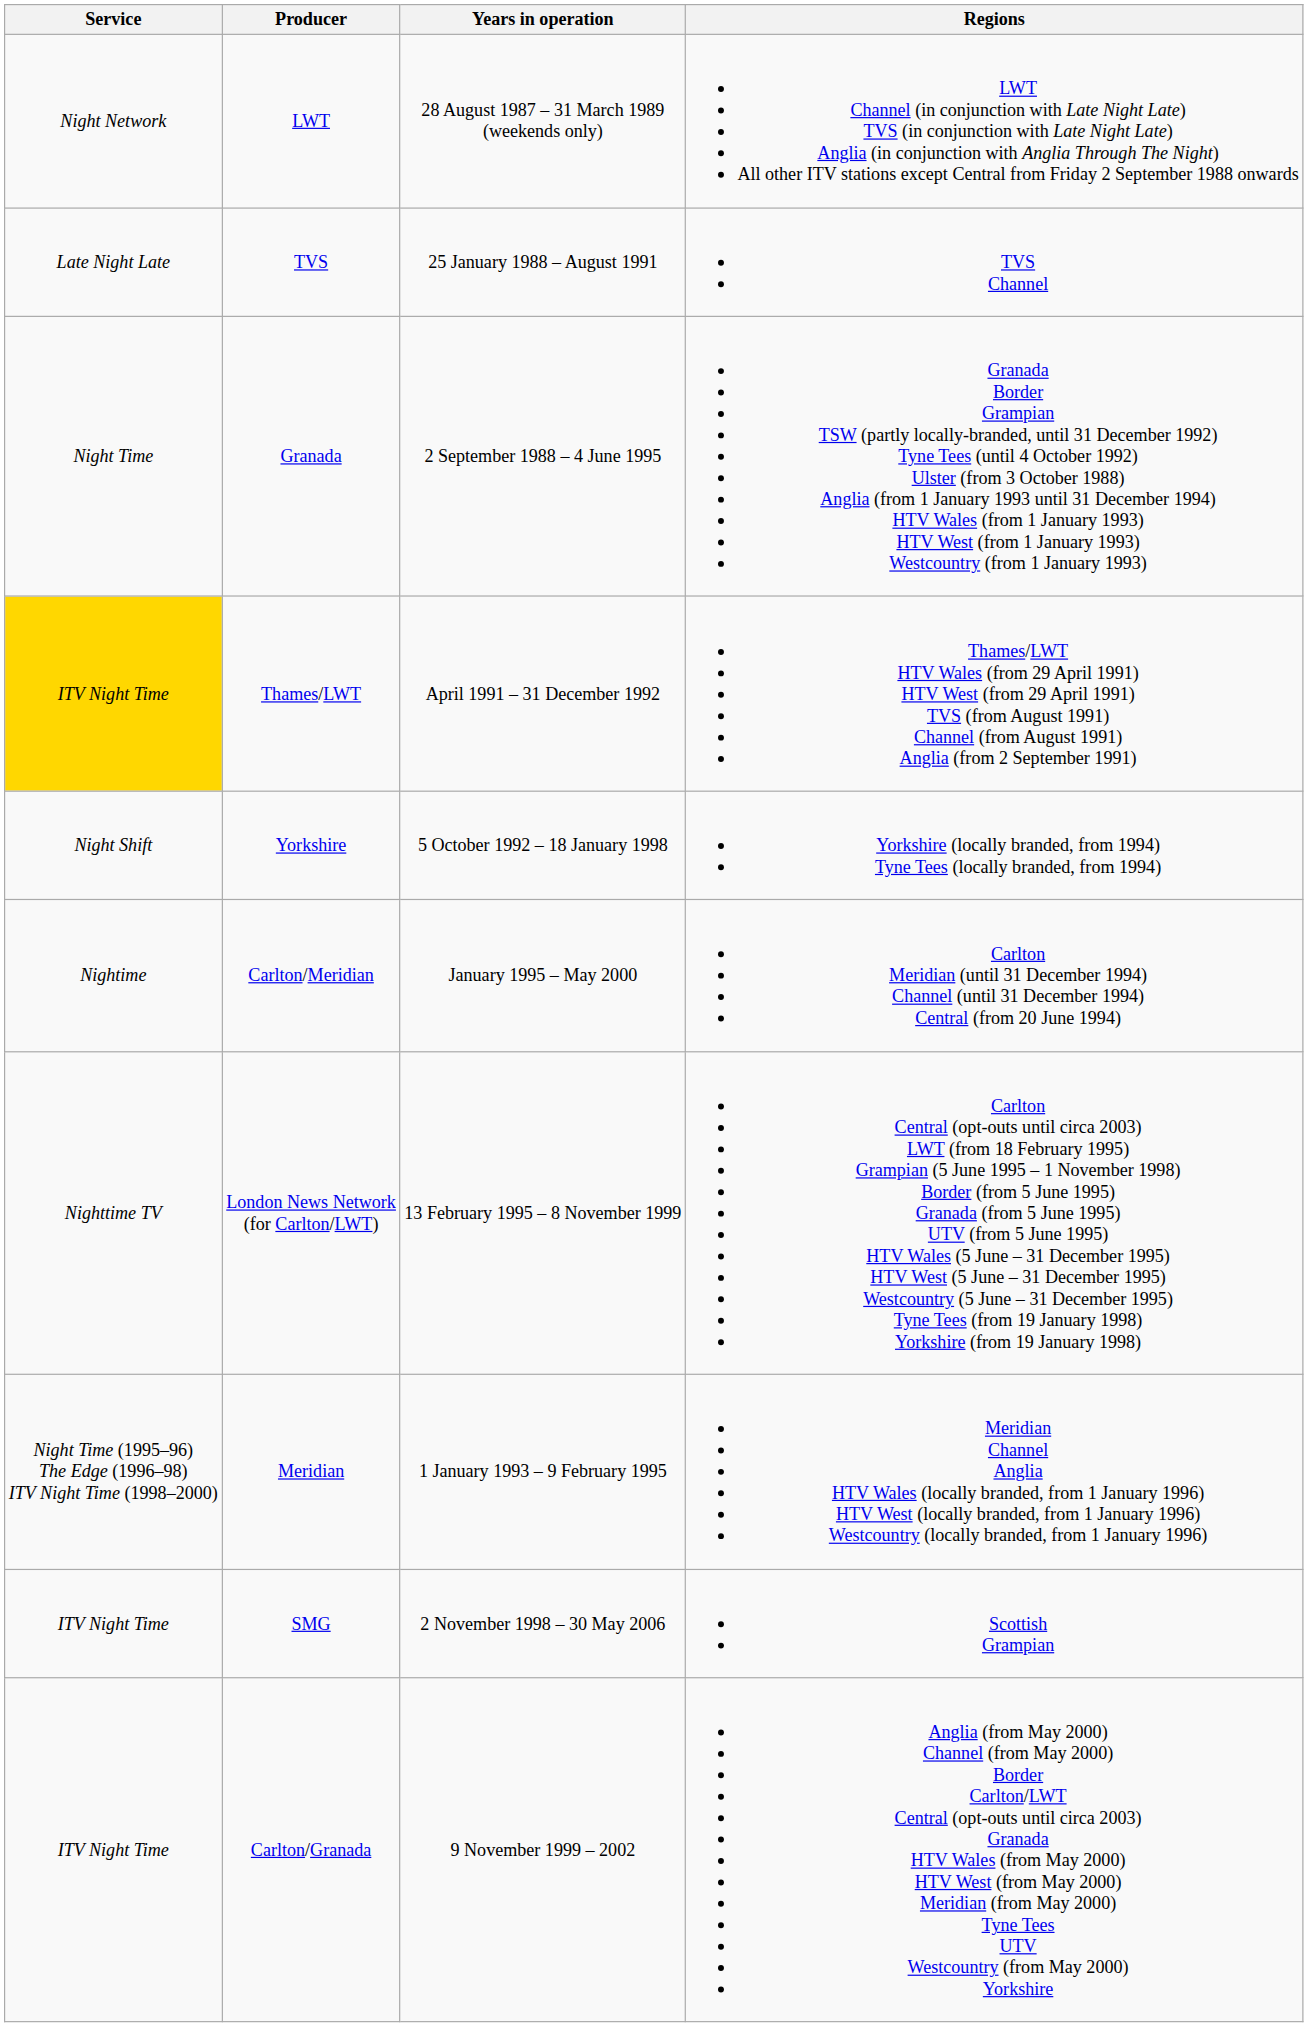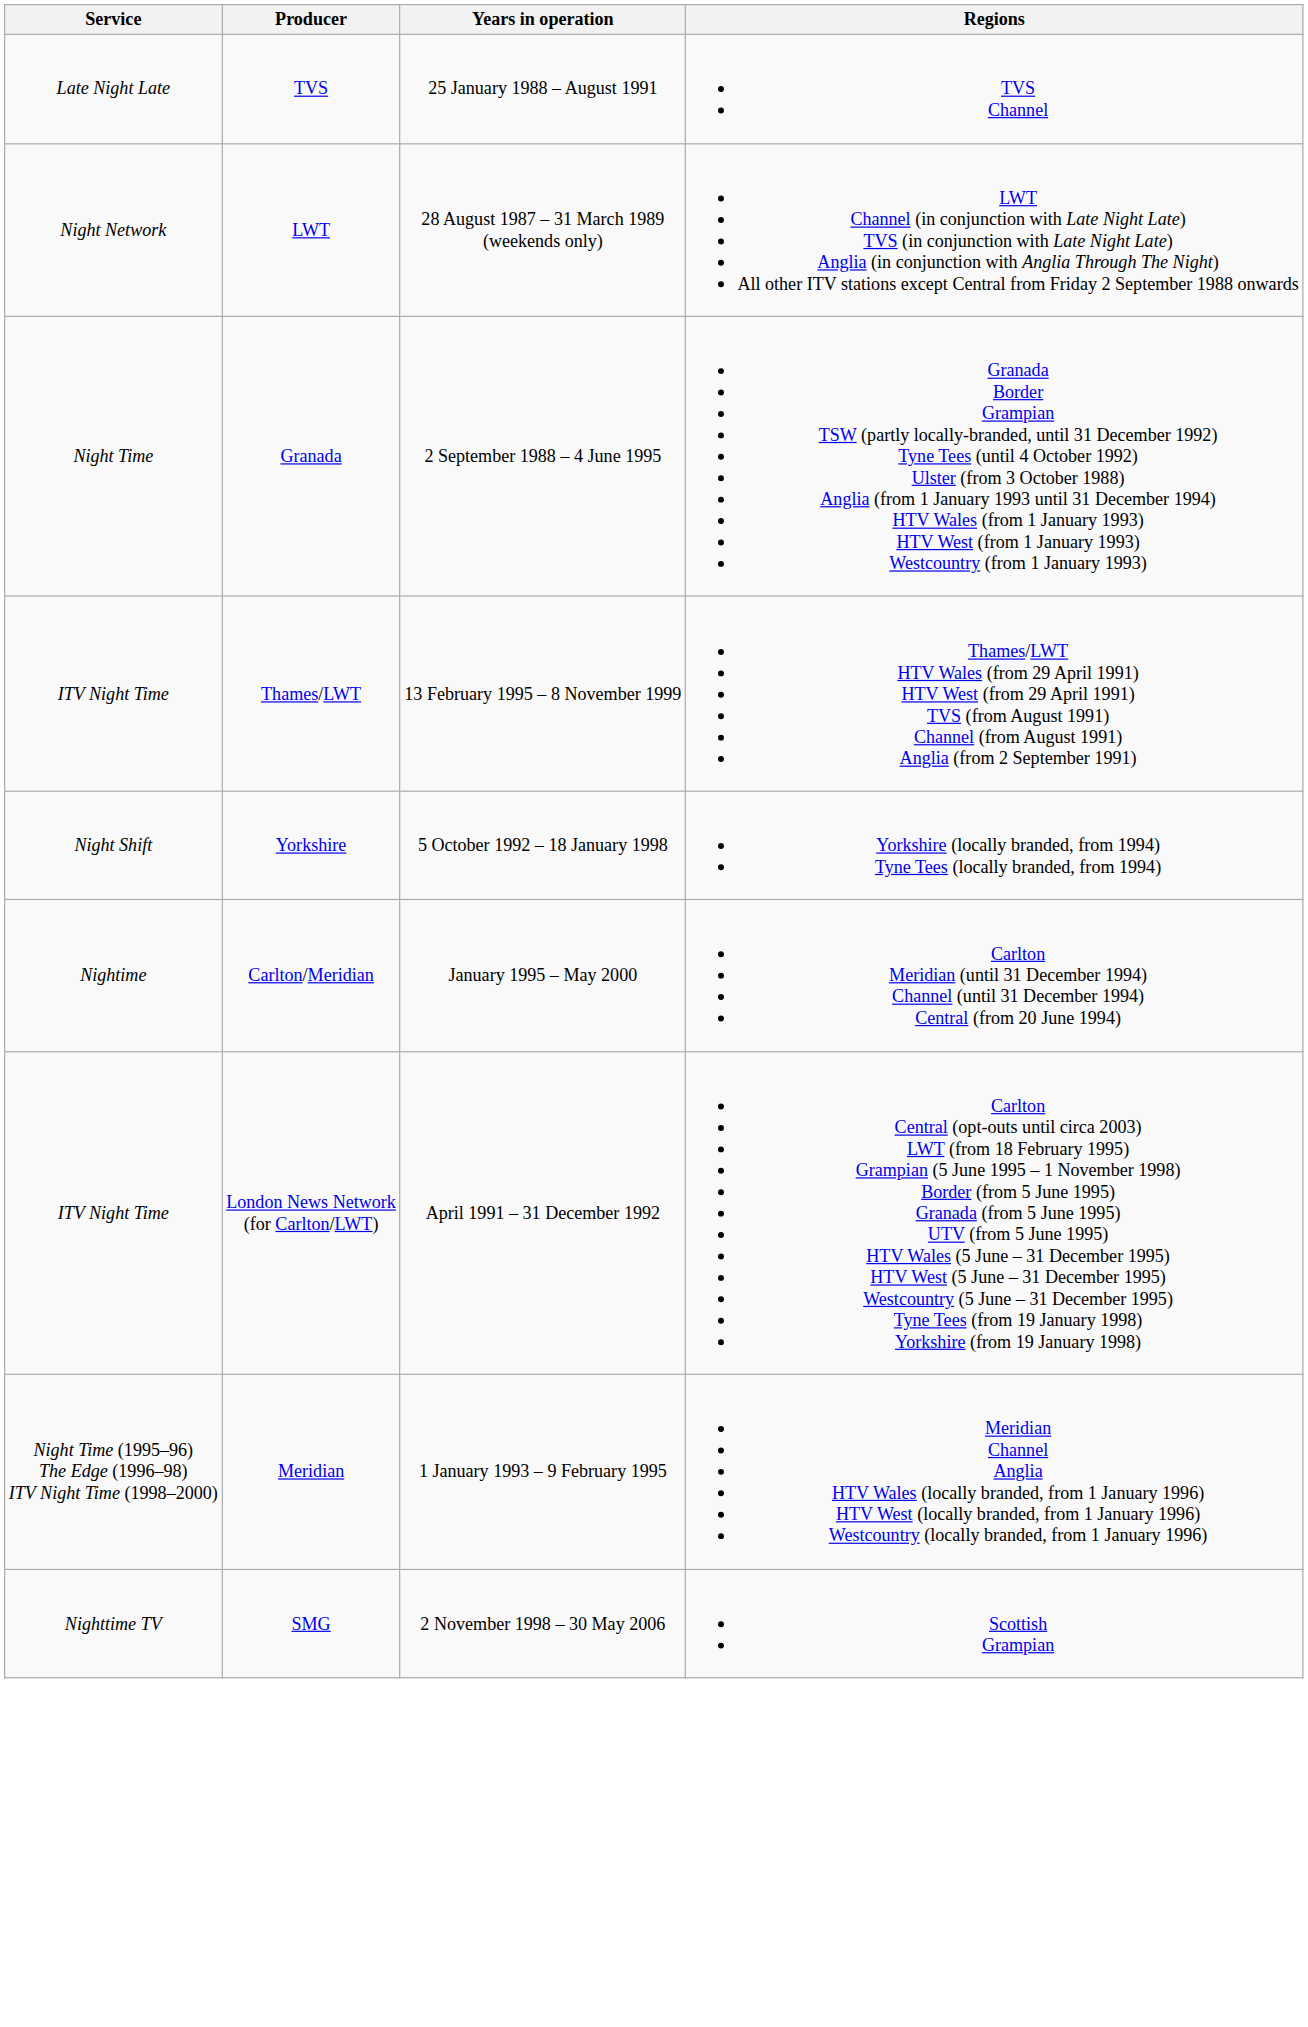rows swapped: (311, 261) <-> (311, 121)
(113, 693) gold background -> (113, 693) no background
(543, 693) April 1991 – 31 December 1992 -> (543, 693) 13 February 1995 – 8 November 1999
(113, 1213) Nighttime TV -> (113, 1213) ITV Night Time
(543, 1213) 13 February 1995 – 8 November 1999 -> (543, 1213) April 1991 – 31 December 1992
(113, 1623) ITV Night Time -> (113, 1623) Nighttime TV
- row: (311, 1850)
